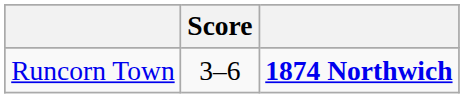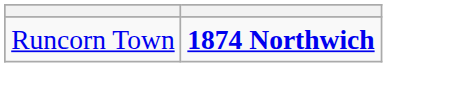- column: (220, 26)
